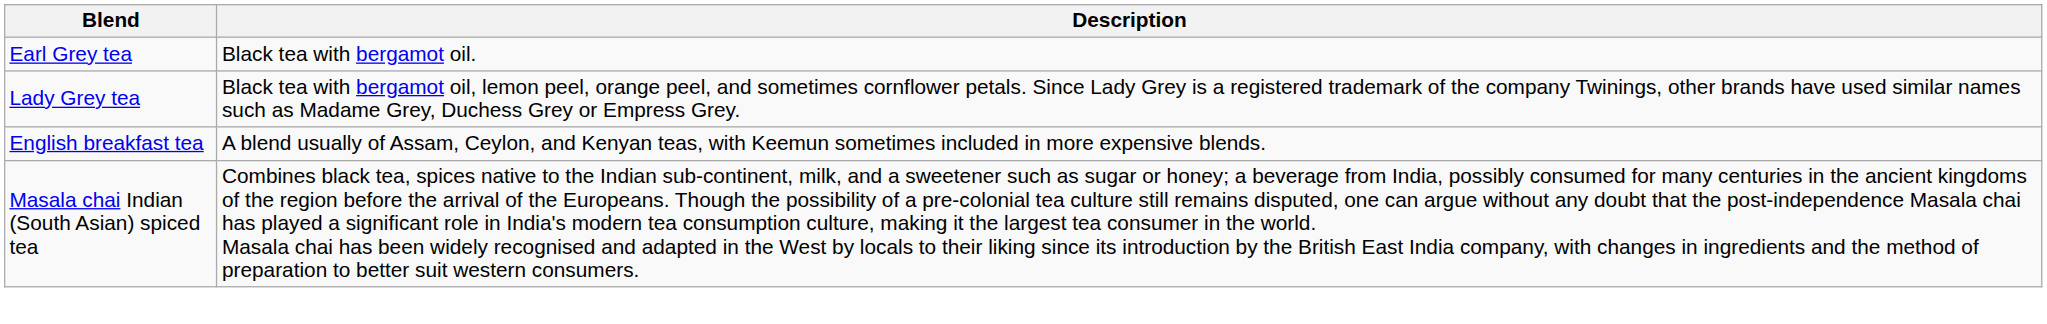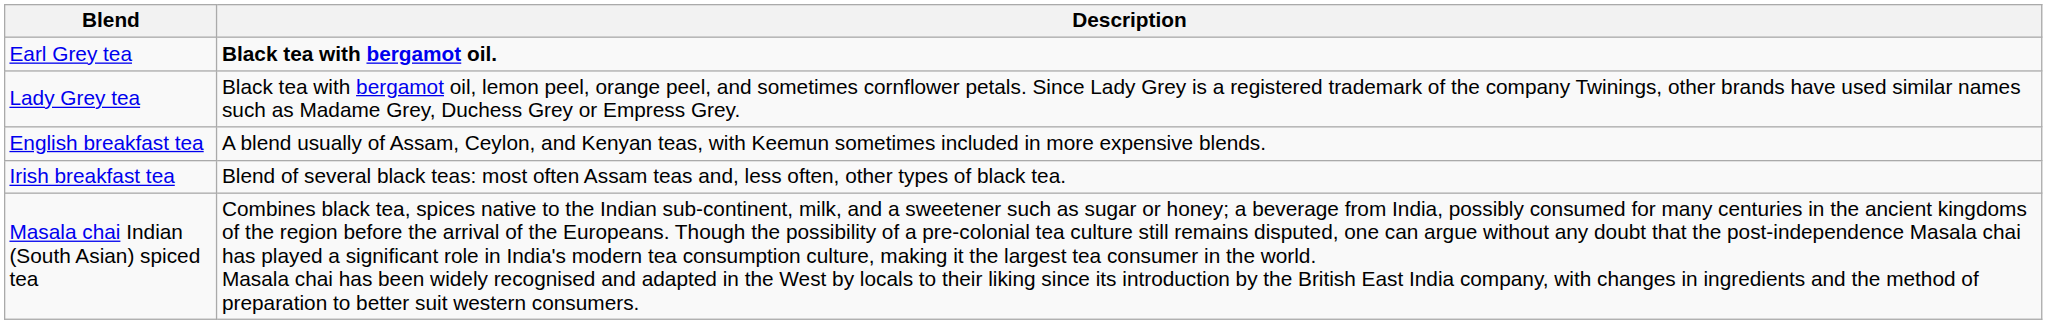(349, 53) normal -> (360, 53) bold
+ row: (92, 176)
